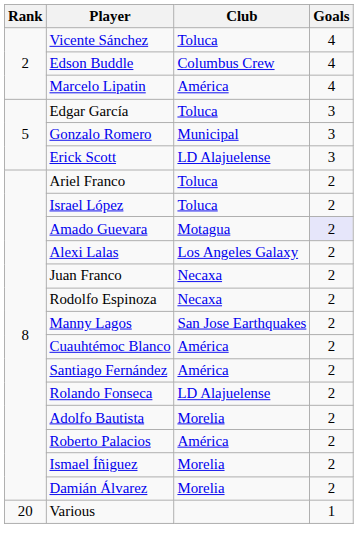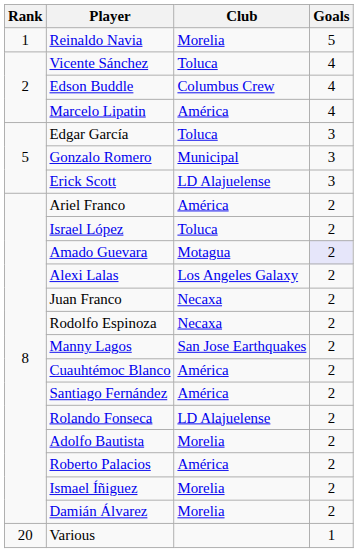+ row: (96, 39)
(198, 181) Toluca -> (203, 205) América
